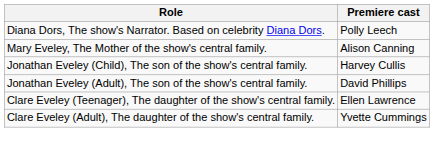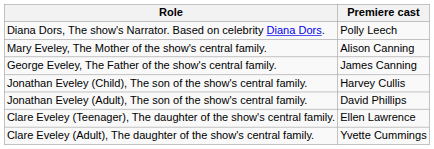+ row: (142, 65)
